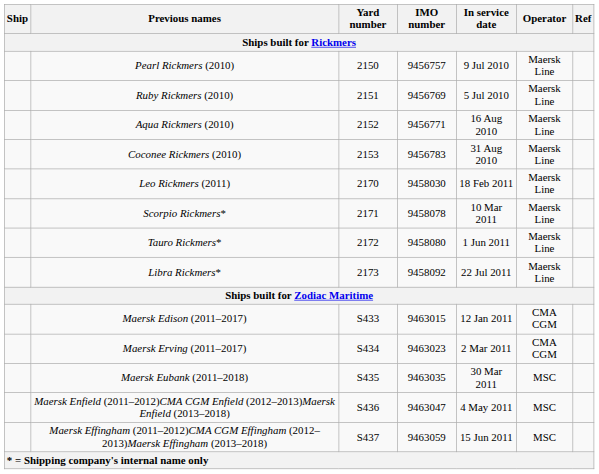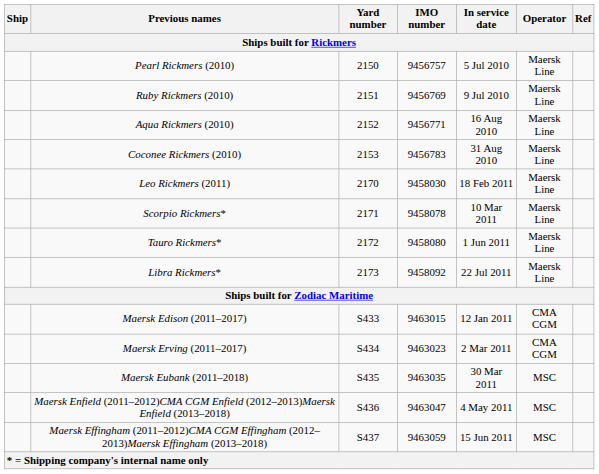(486, 65) 9 Jul 2010 -> (486, 65) 5 Jul 2010
(486, 95) 5 Jul 2010 -> (486, 95) 9 Jul 2010
